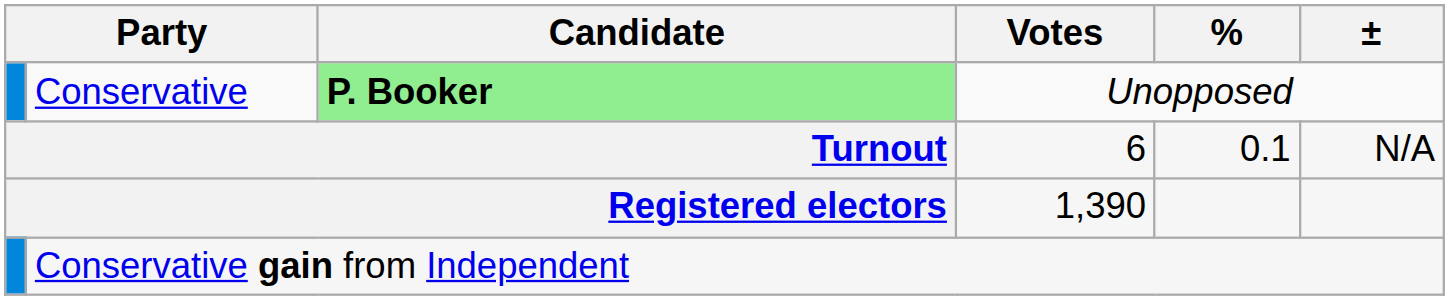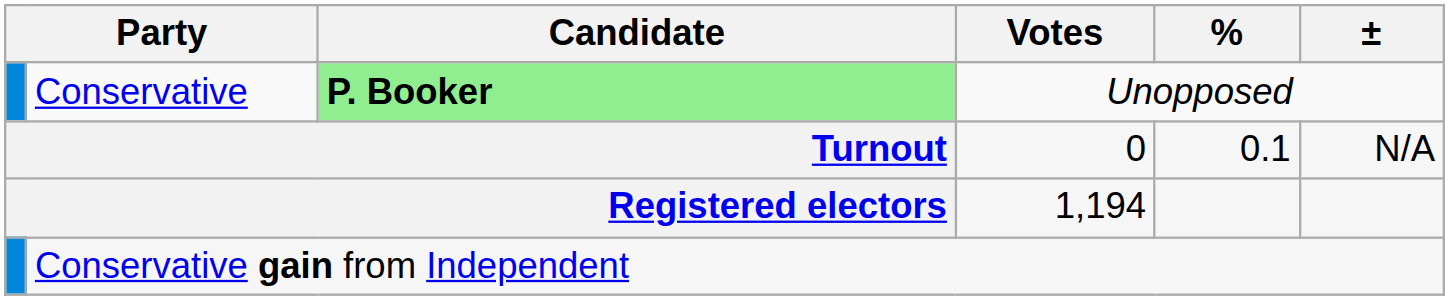(1136, 149) 6 -> (1136, 149) 0
(1100, 206) 1,390 -> (1100, 206) 1,194
